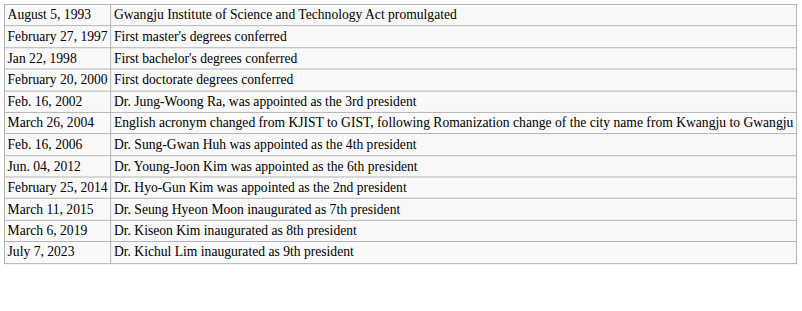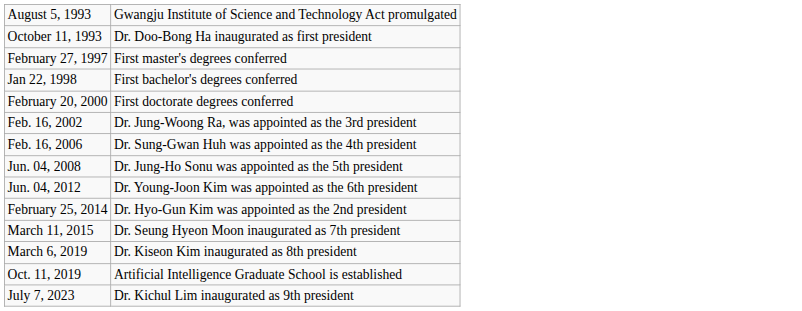+ row: (55, 36)
- row: (51, 123)
+ row: (44, 166)
+ row: (44, 274)
